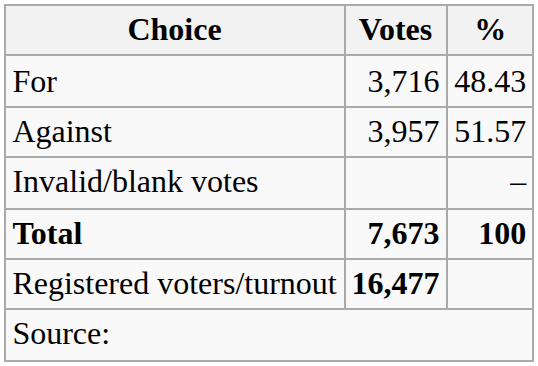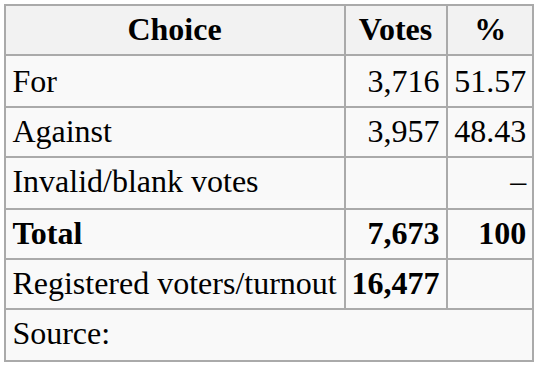(490, 80) 48.43 -> (490, 80) 51.57
(490, 131) 51.57 -> (490, 131) 48.43
